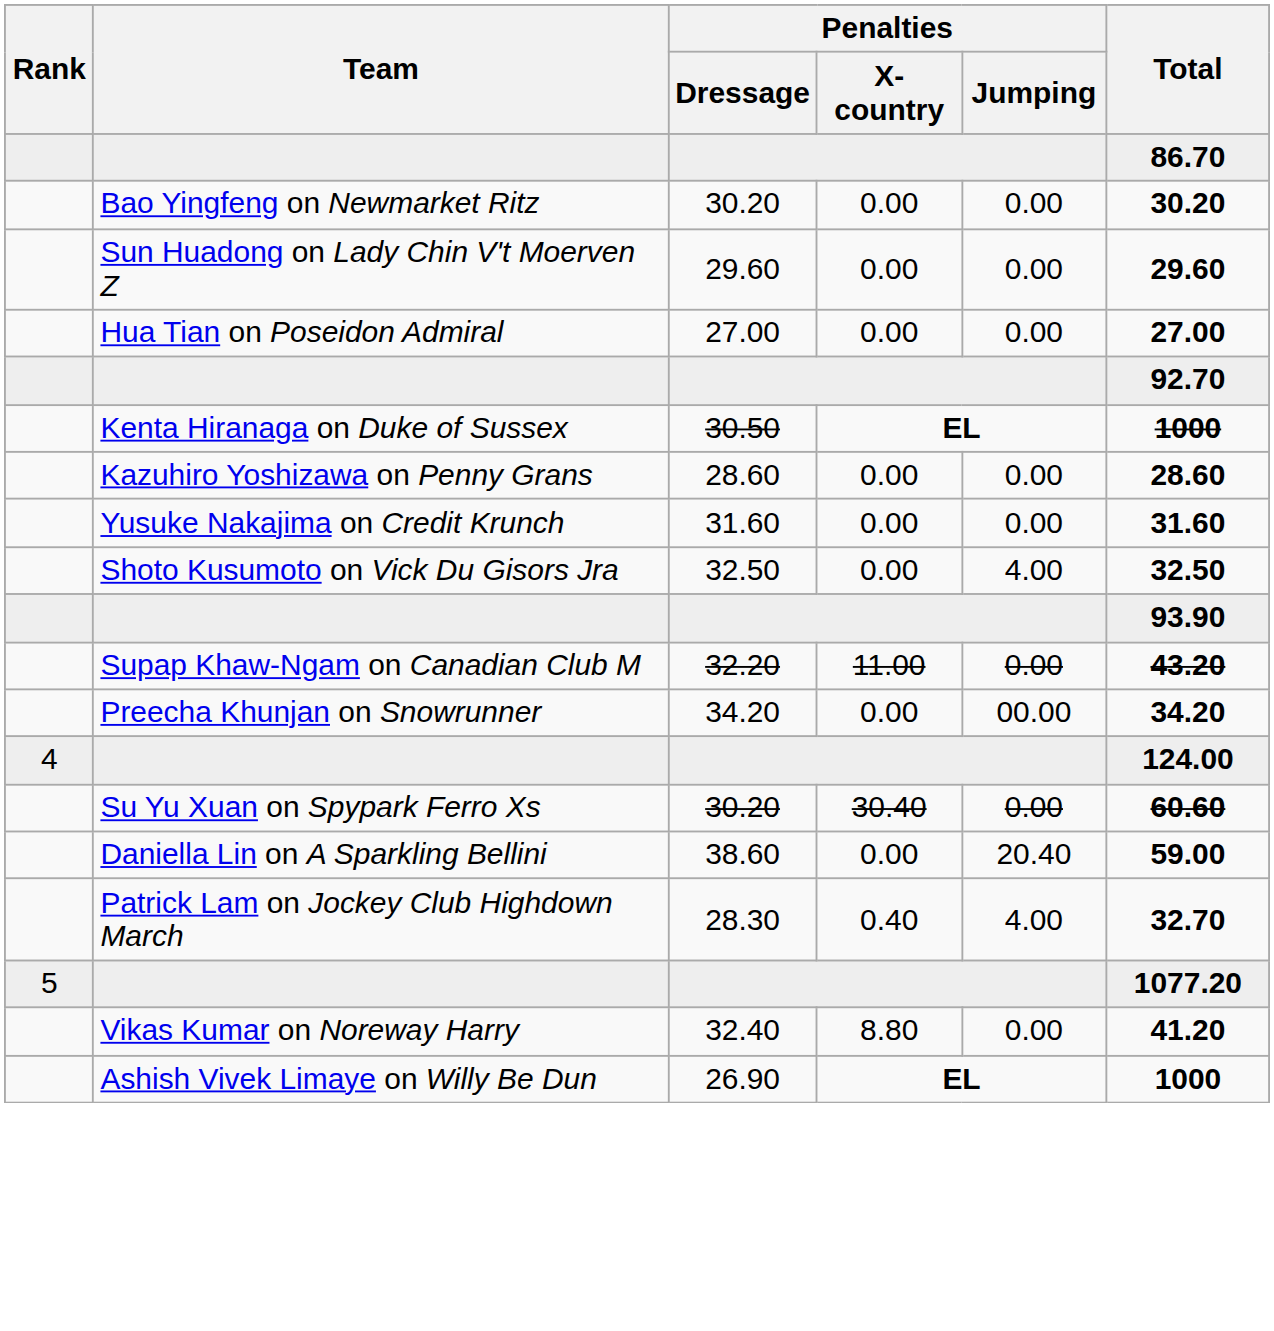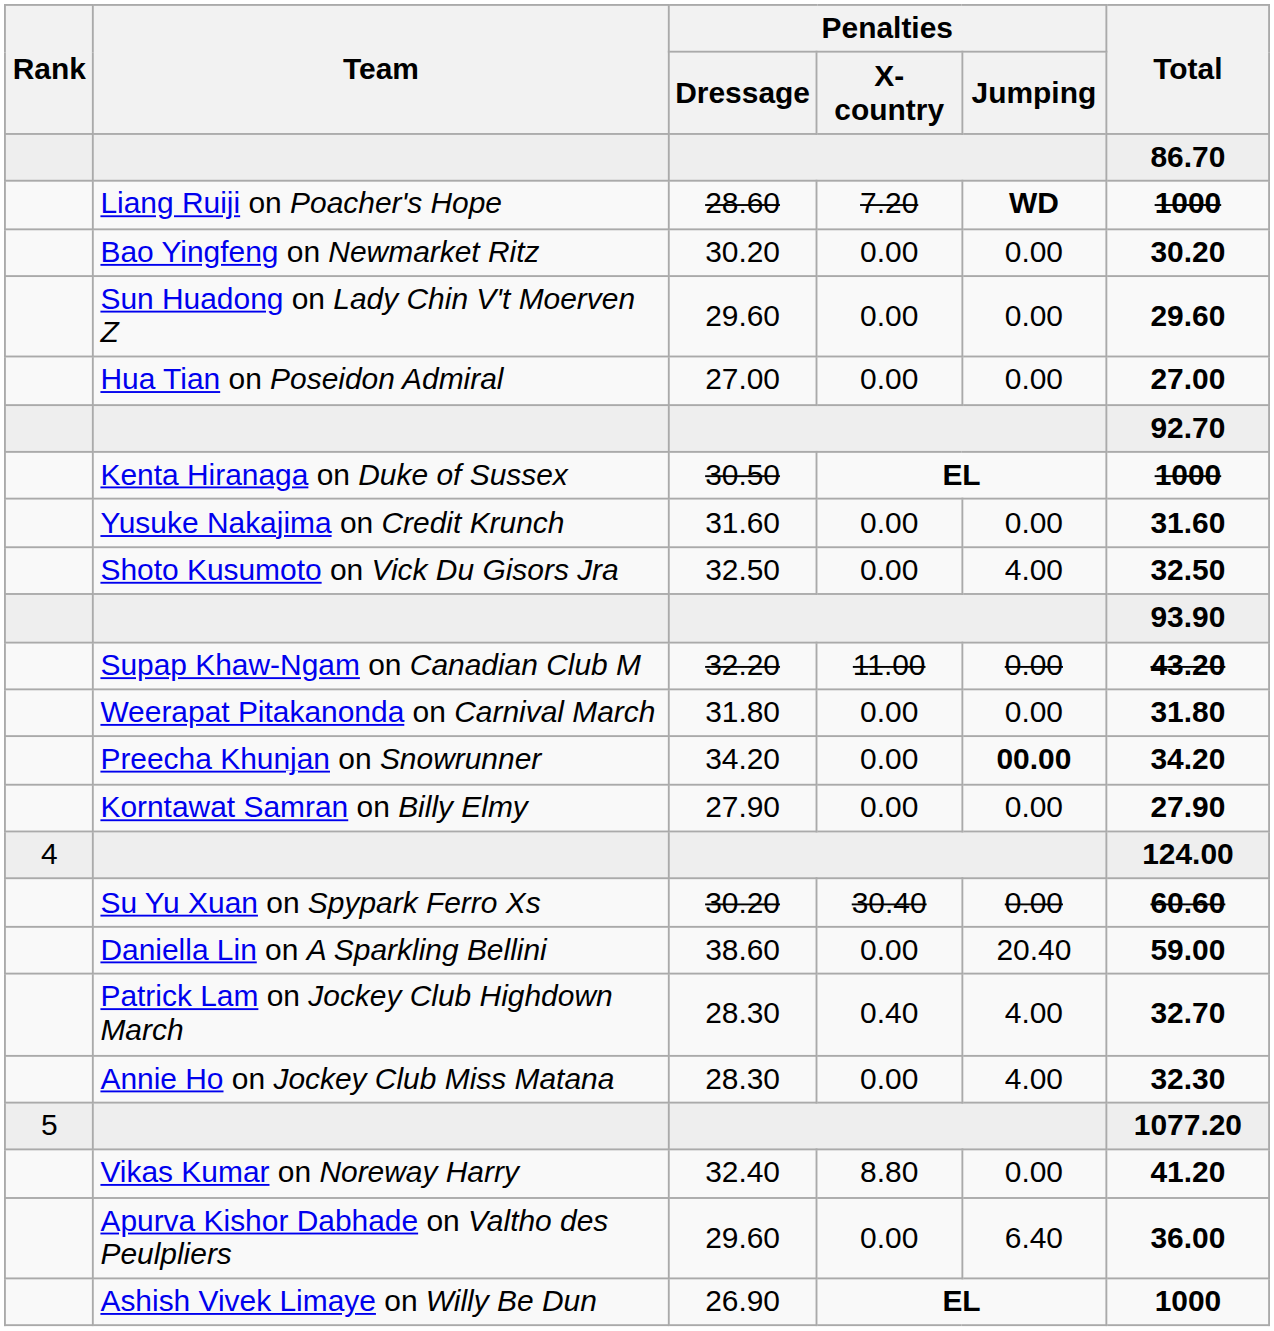+ row: (49, 205)
- row: (49, 476)
+ row: (49, 713)
(1034, 712) normal -> (1034, 759) bold
+ row: (49, 808)
+ row: (49, 1079)
+ row: (49, 1238)
